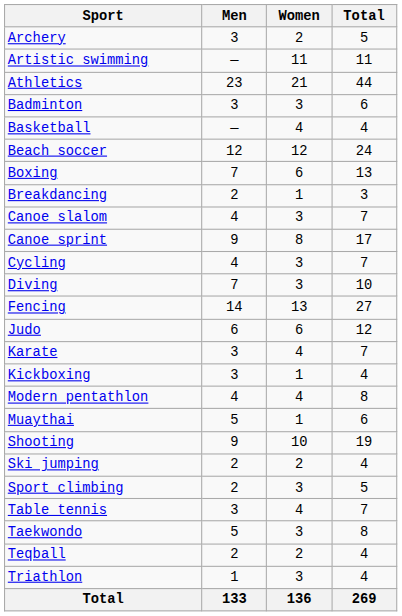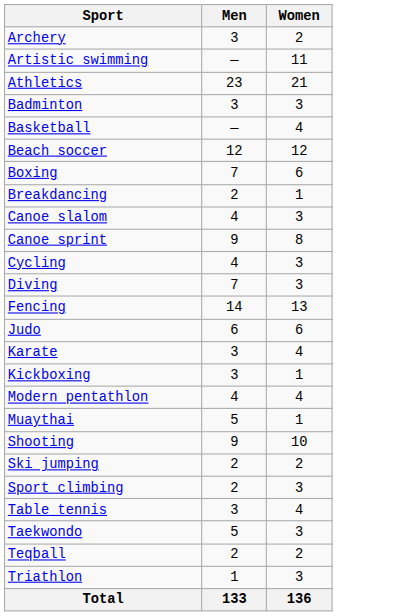- column: (364, 16)
